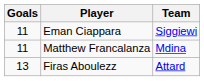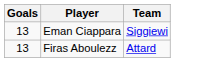(22, 31) 11 -> (22, 31) 13
- row: (97, 48)
